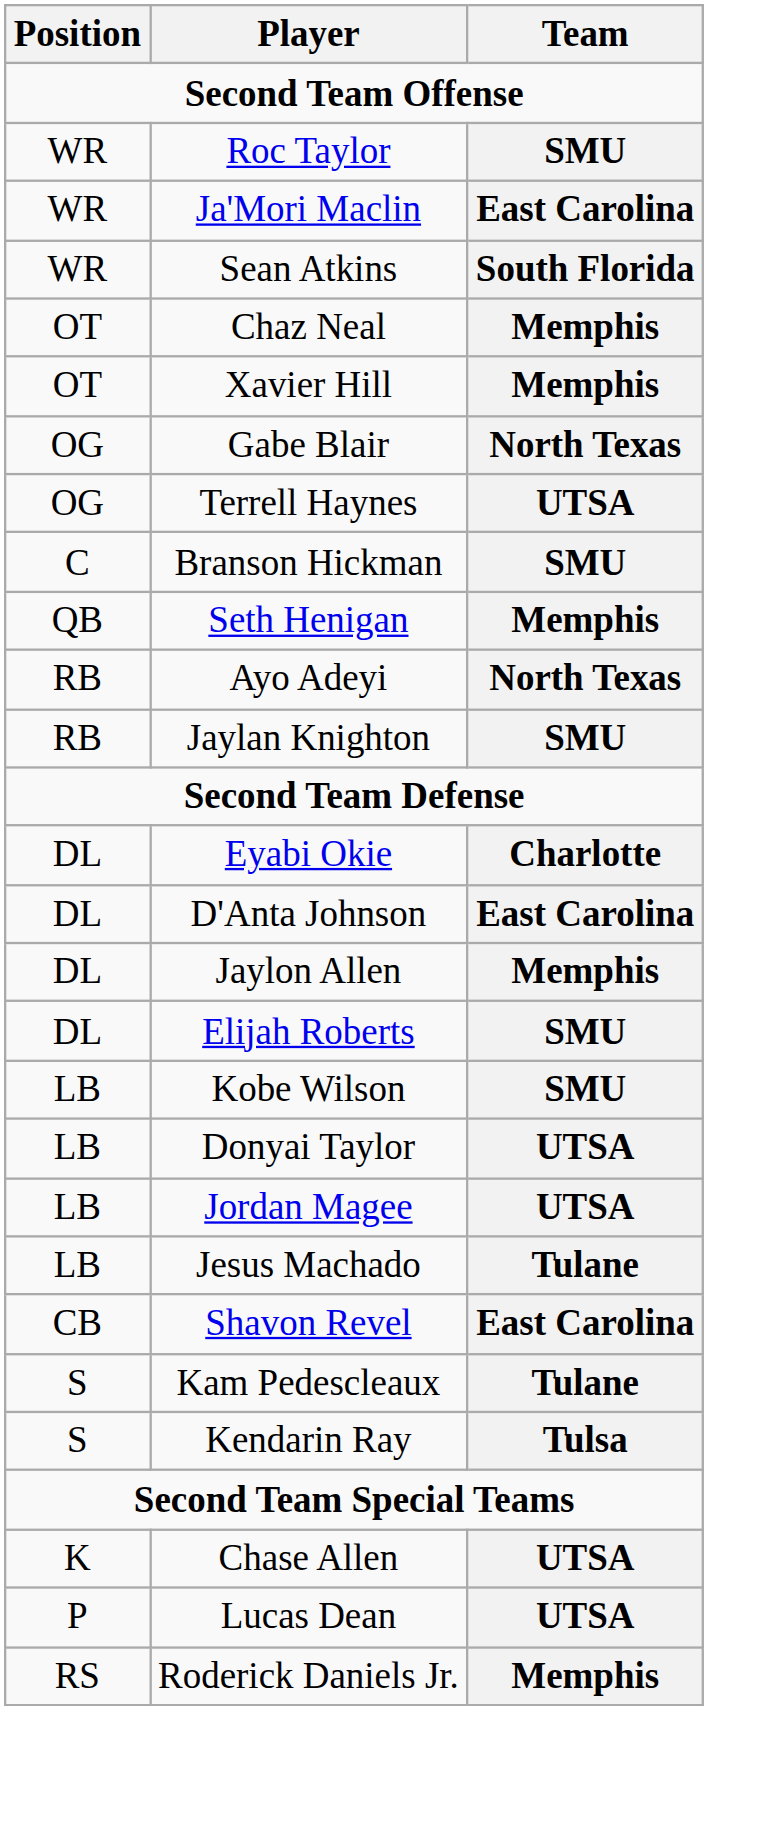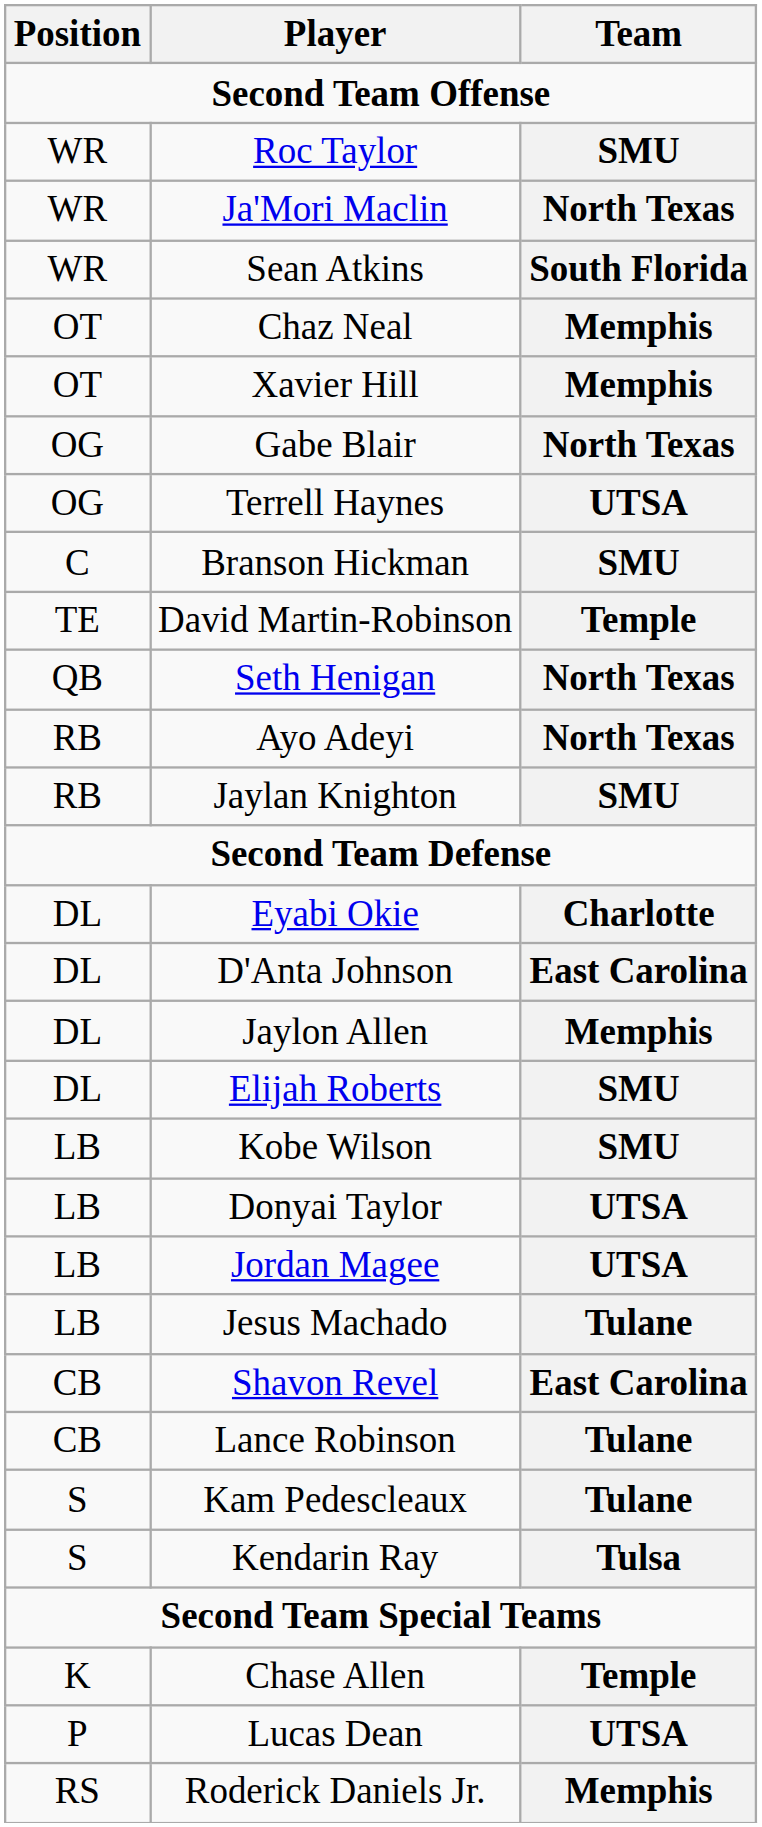(585, 209) East Carolina -> (639, 209) North Texas
+ row: (335, 619)
(585, 619) Memphis -> (639, 678) North Texas
+ row: (335, 1440)
(585, 1557) UTSA -> (639, 1675) Temple
